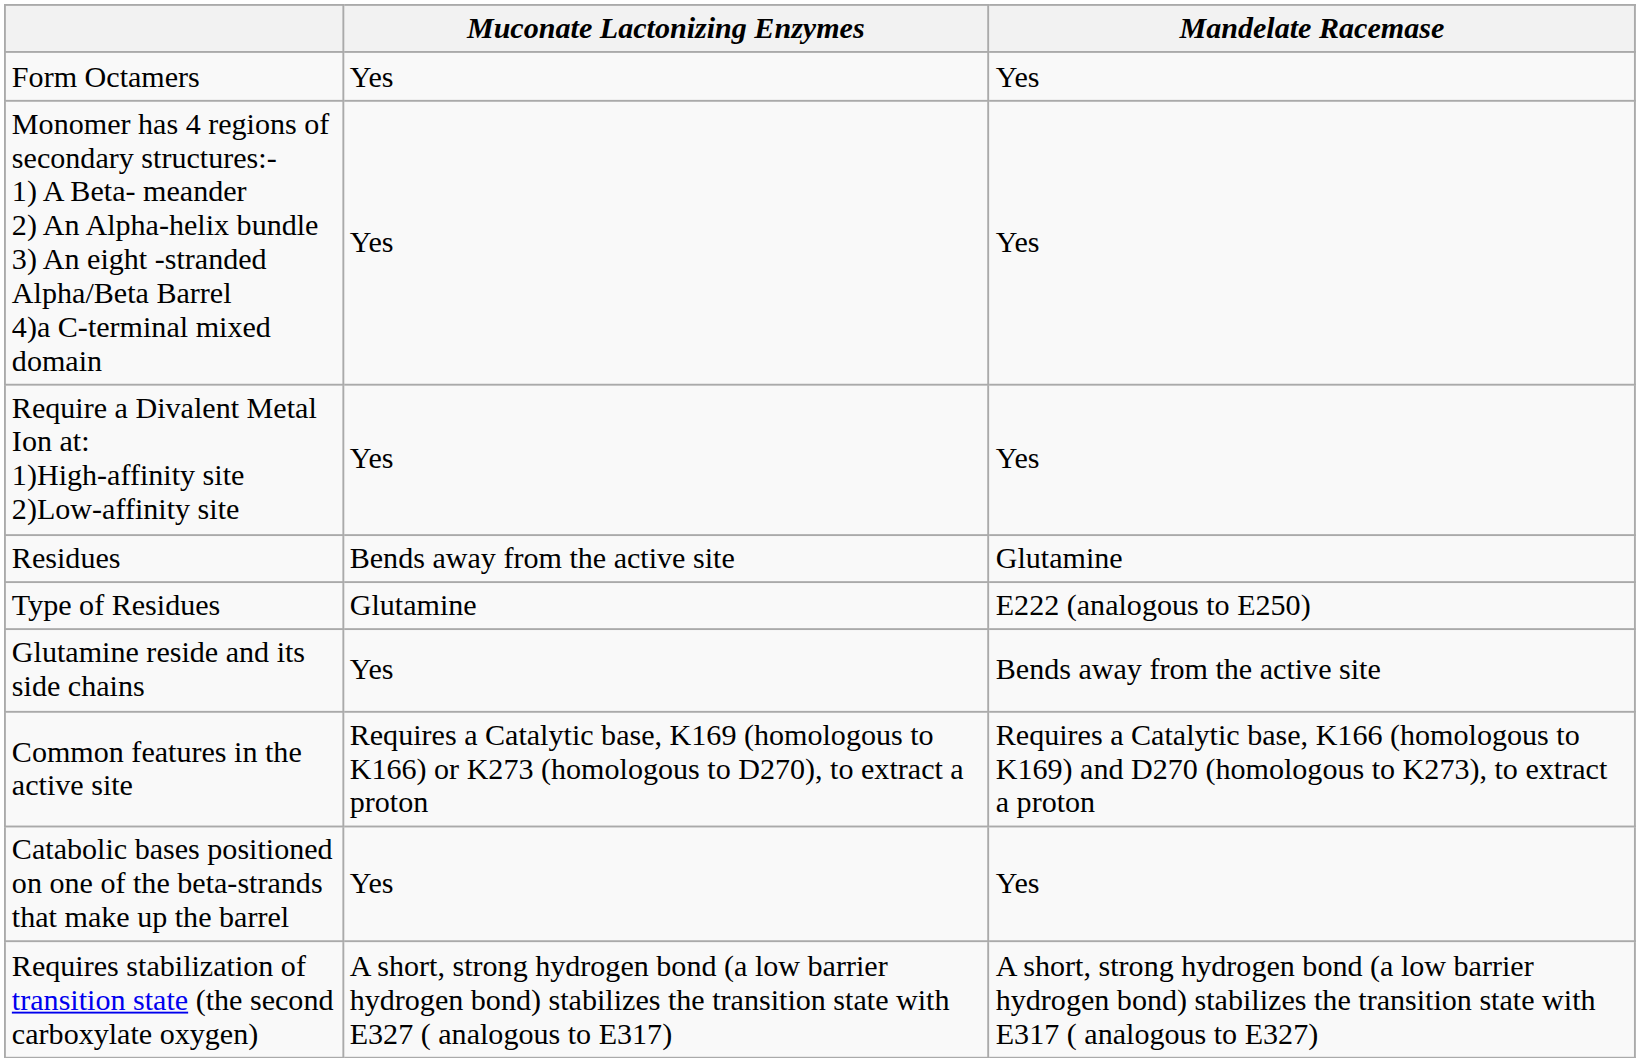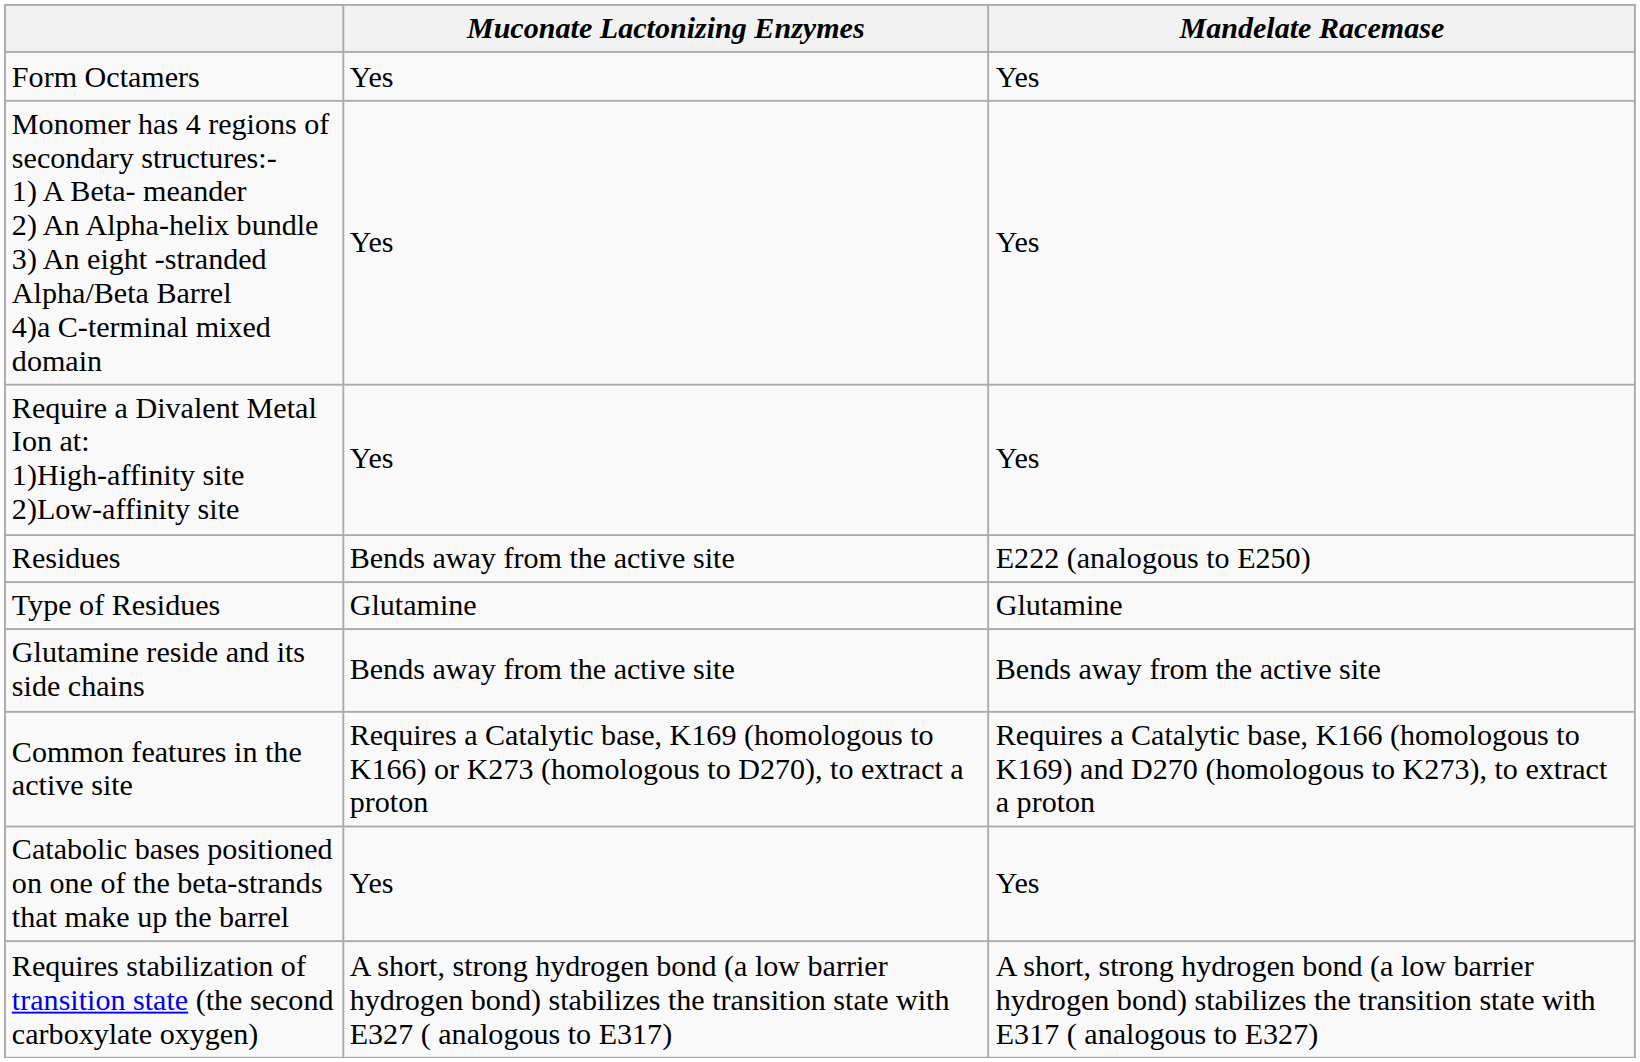(1059, 557) Glutamine -> (1153, 557) E222 (analogous to E250)
(1153, 605) E222 (analogous to E250) -> (1059, 605) Glutamine
(372, 669) Yes -> (542, 669) Bends away from the active site
